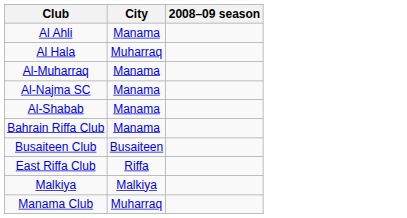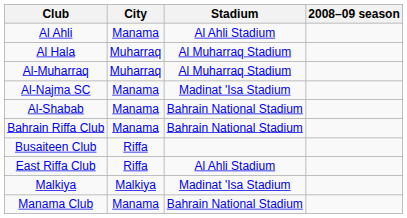+ column: (235, 14)
(137, 71) Manama -> (136, 71) Muharraq
(137, 147) Busaiteen -> (136, 147) Riffa
(137, 204) Muharraq -> (136, 204) Manama
